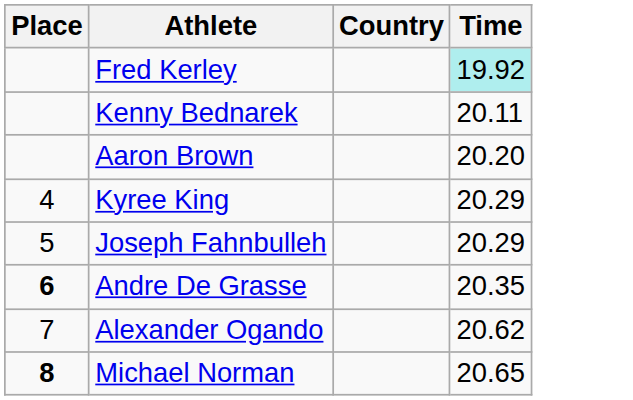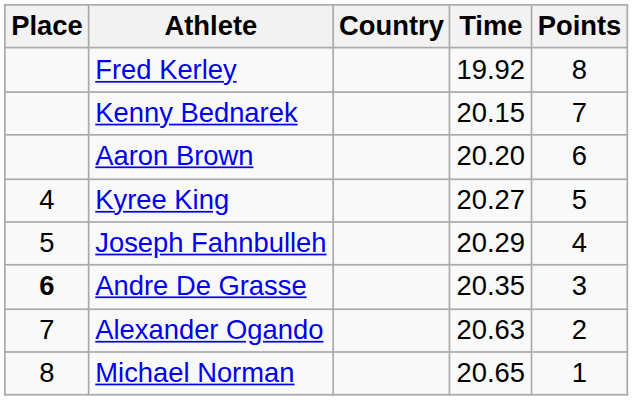+ column: (579, 26)
(491, 69) paleturquoise background -> (491, 69) no background
(490, 112) 20.11 -> (491, 112) 20.15
(491, 199) 20.29 -> (491, 199) 20.27
(491, 329) 20.62 -> (491, 329) 20.63
(47, 373) bold -> (47, 373) normal
